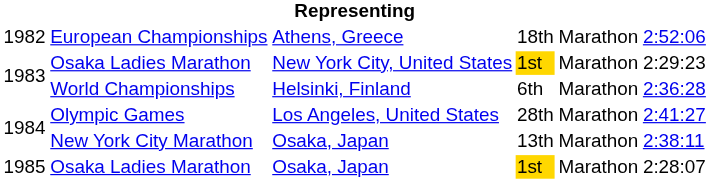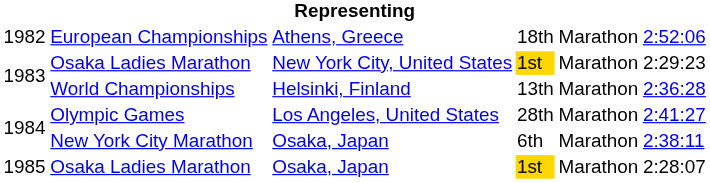(530, 88) 6th -> (535, 88) 13th
(535, 140) 13th -> (530, 140) 6th
